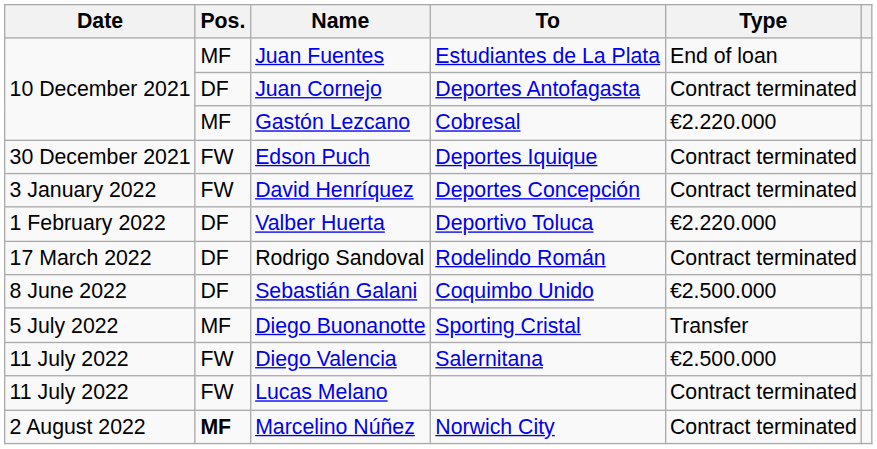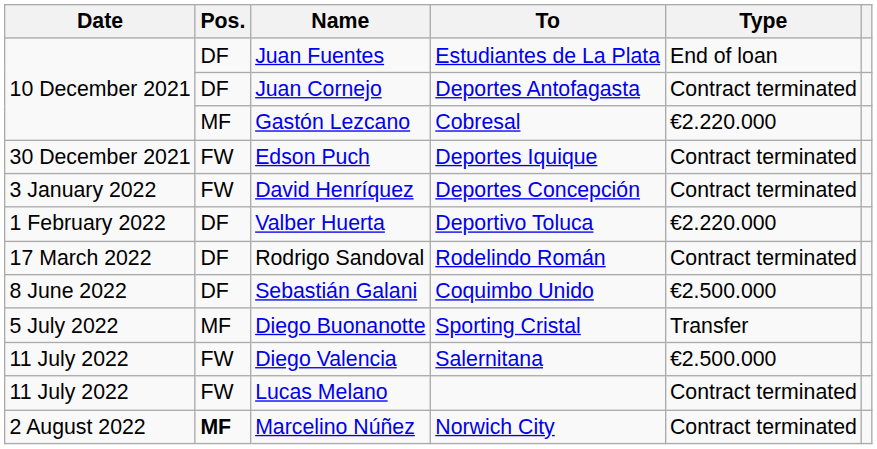(216, 55) MF -> (215, 55) DF
